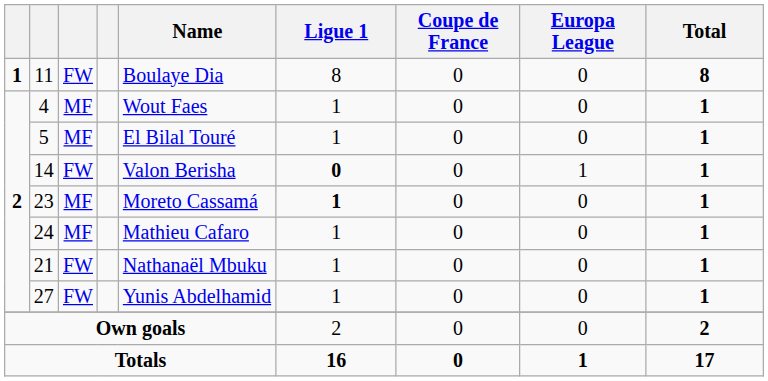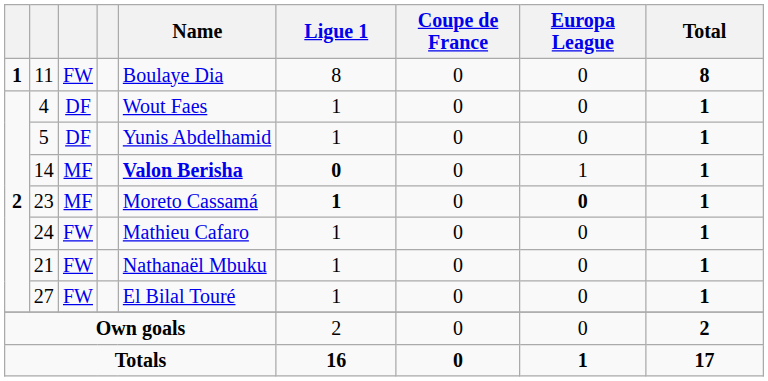(78, 106) MF -> (78, 106) DF
(78, 138) MF -> (78, 138) DF
(179, 138) El Bilal Touré -> (197, 138) Yunis Abdelhamid
(78, 169) FW -> (78, 169) MF
(179, 169) normal -> (183, 169) bold
(583, 201) normal -> (583, 201) bold
(78, 233) MF -> (78, 233) FW
(197, 296) Yunis Abdelhamid -> (179, 296) El Bilal Touré
